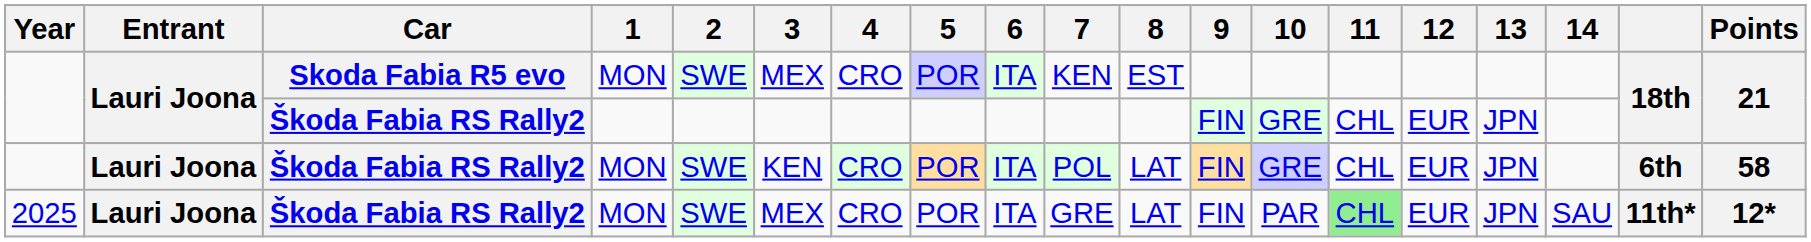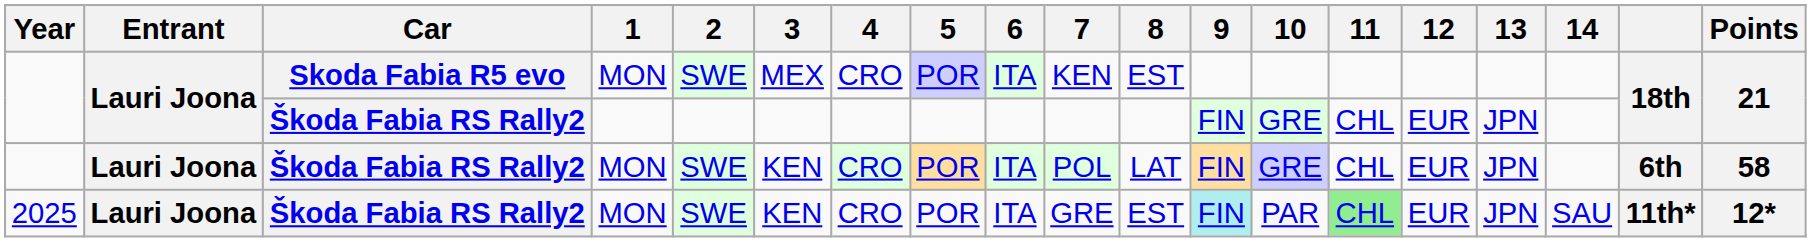(792, 213) MEX -> (792, 213) KEN
(1156, 213) LAT -> (1156, 213) EST
(1221, 213) no background -> (1221, 213) paleturquoise background
